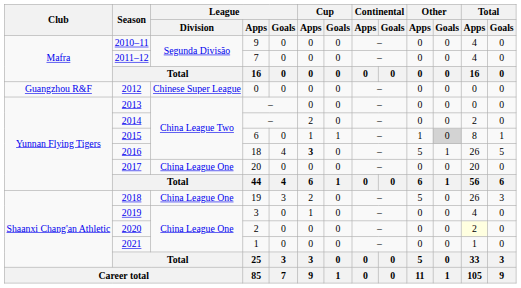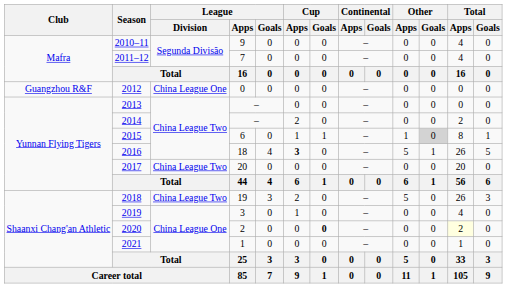(197, 89) Chinese Super League -> (190, 89) China League One
(197, 167) China League One -> (190, 167) China League Two
(197, 197) China League One -> (190, 197) China League Two
(338, 228) normal -> (324, 228) bold
